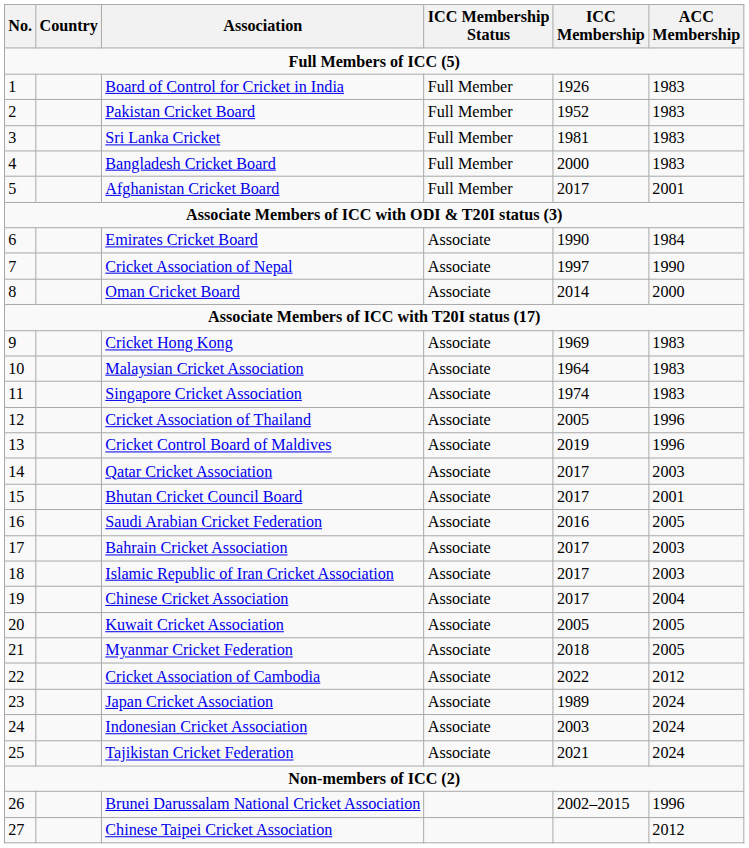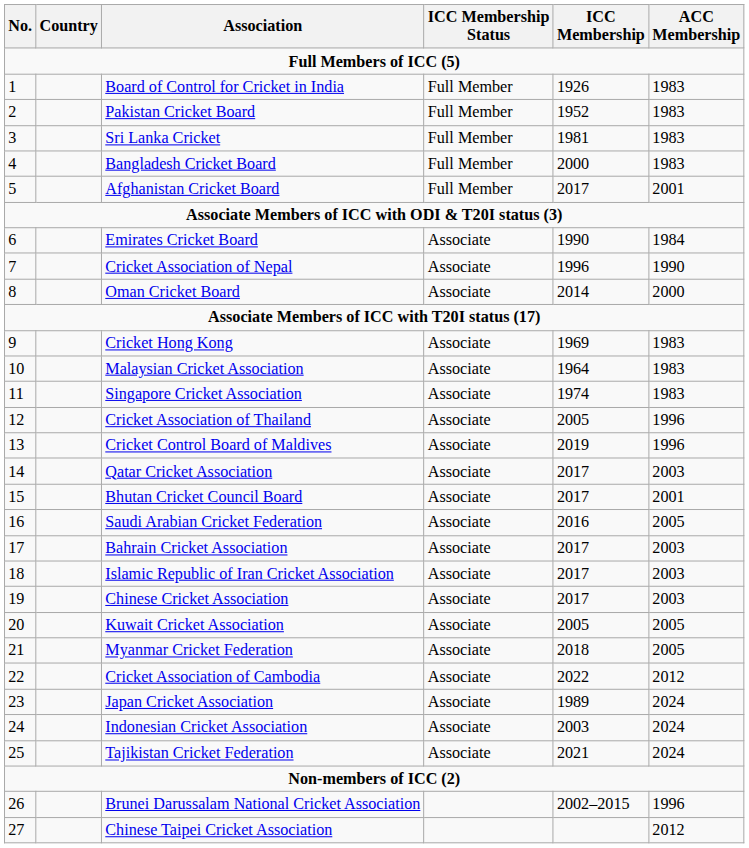(573, 266) 1997 -> (573, 266) 1996
(668, 599) 2004 -> (668, 599) 2003
